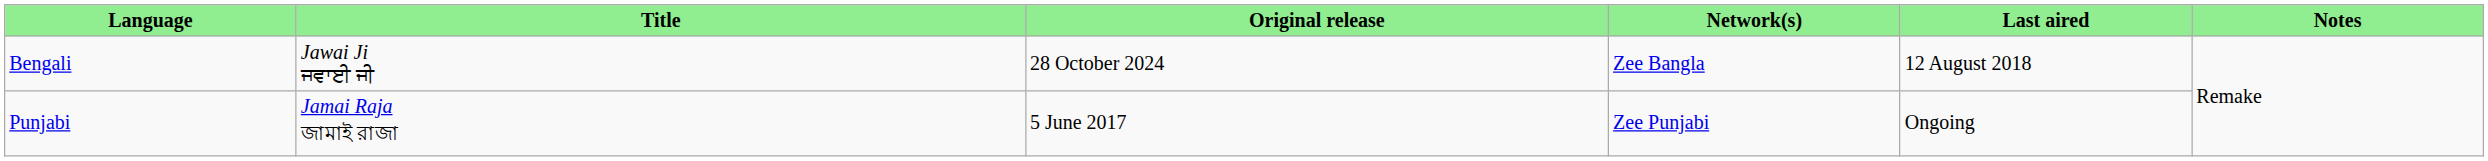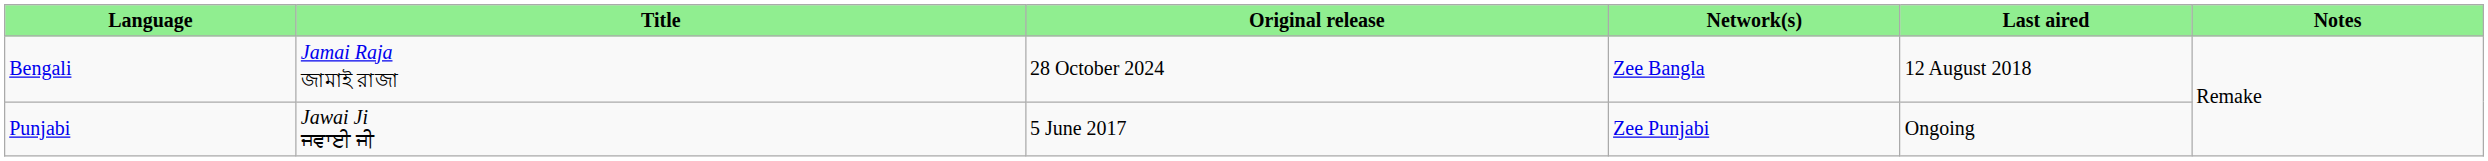(338, 63) Jawai Ji ਜਵਾਈ ਜੀ -> (350, 65) Jamai Raja জামাই রাজা
(350, 120) Jamai Raja জামাই রাজা -> (338, 128) Jawai Ji ਜਵਾਈ ਜੀ
